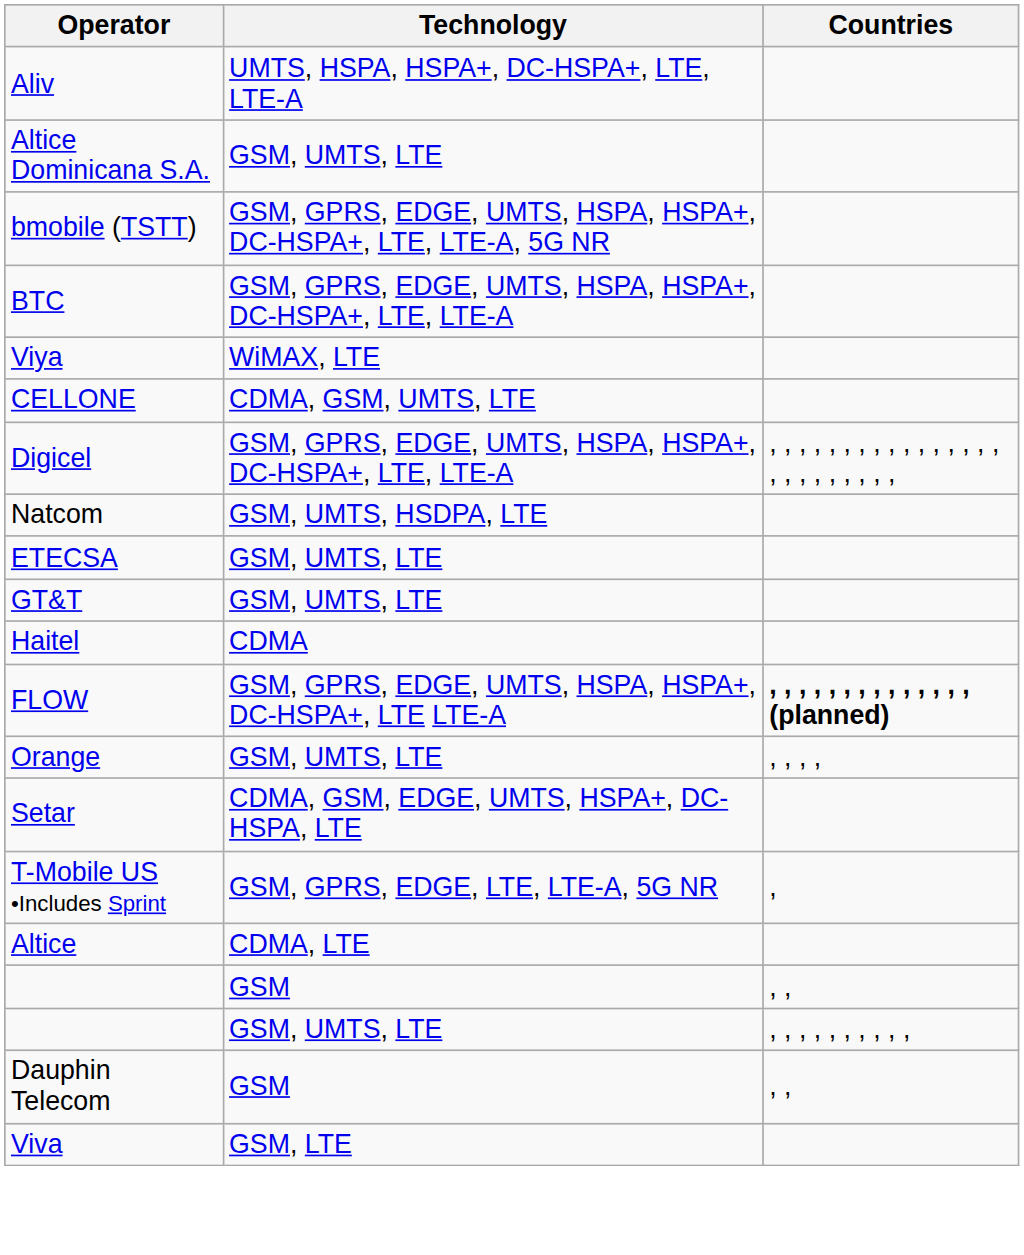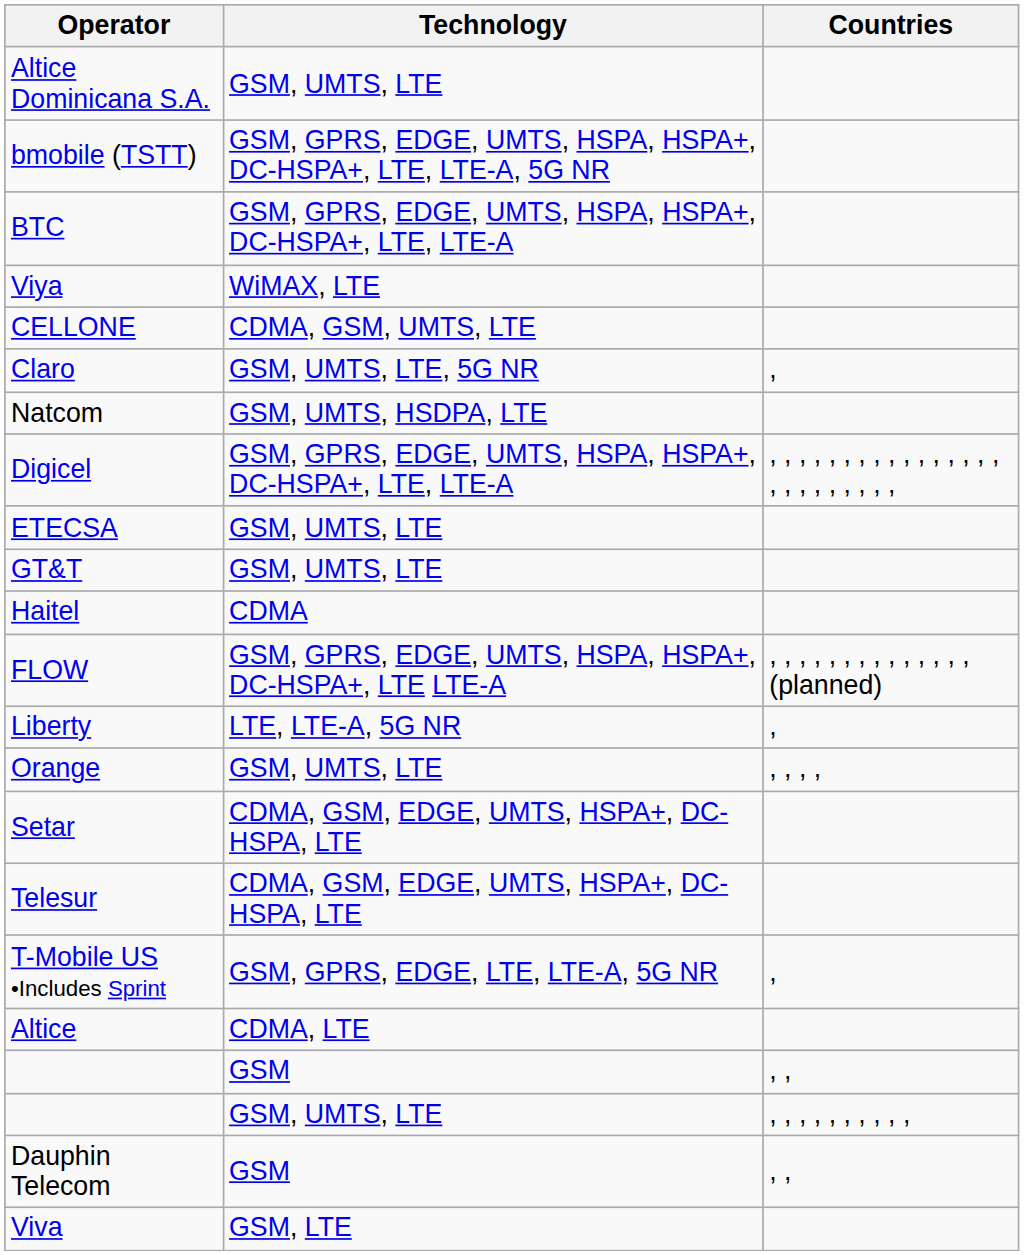- row: (33, 83)
+ row: (43, 370)
rows swapped: (57, 514) <-> (51, 457)
(869, 699) bold -> (869, 669) normal
+ row: (51, 726)
+ row: (54, 899)
